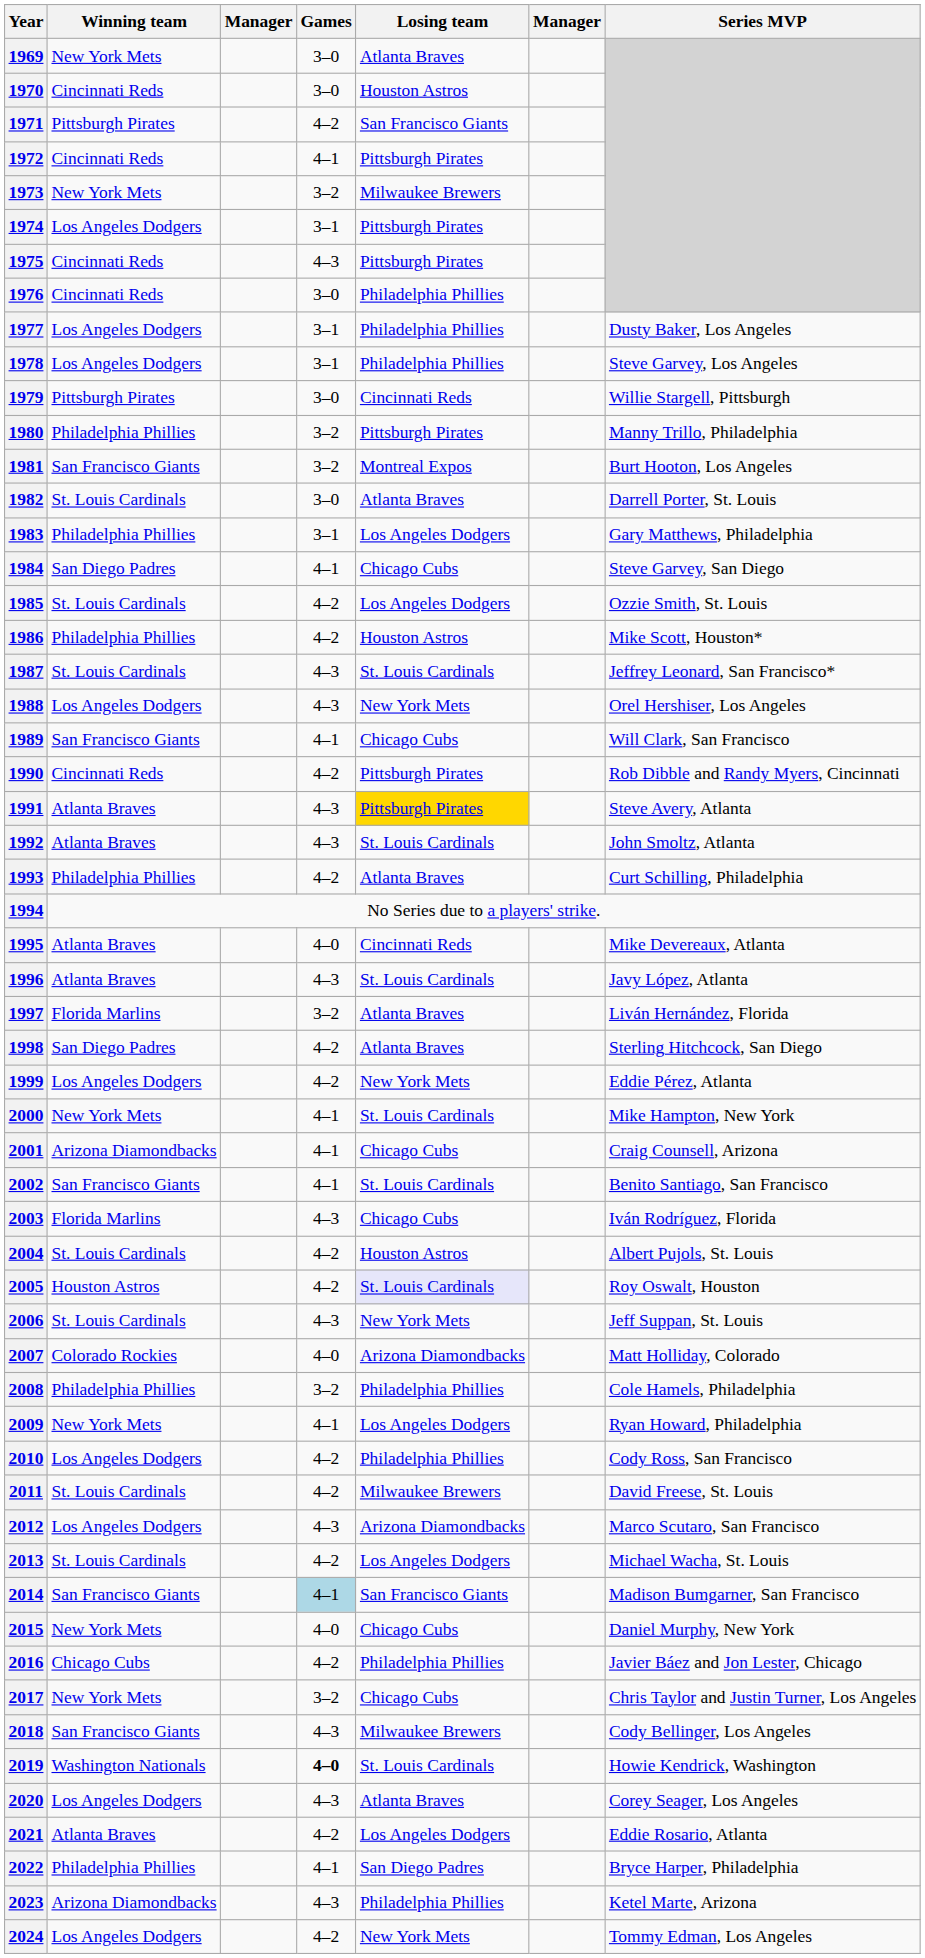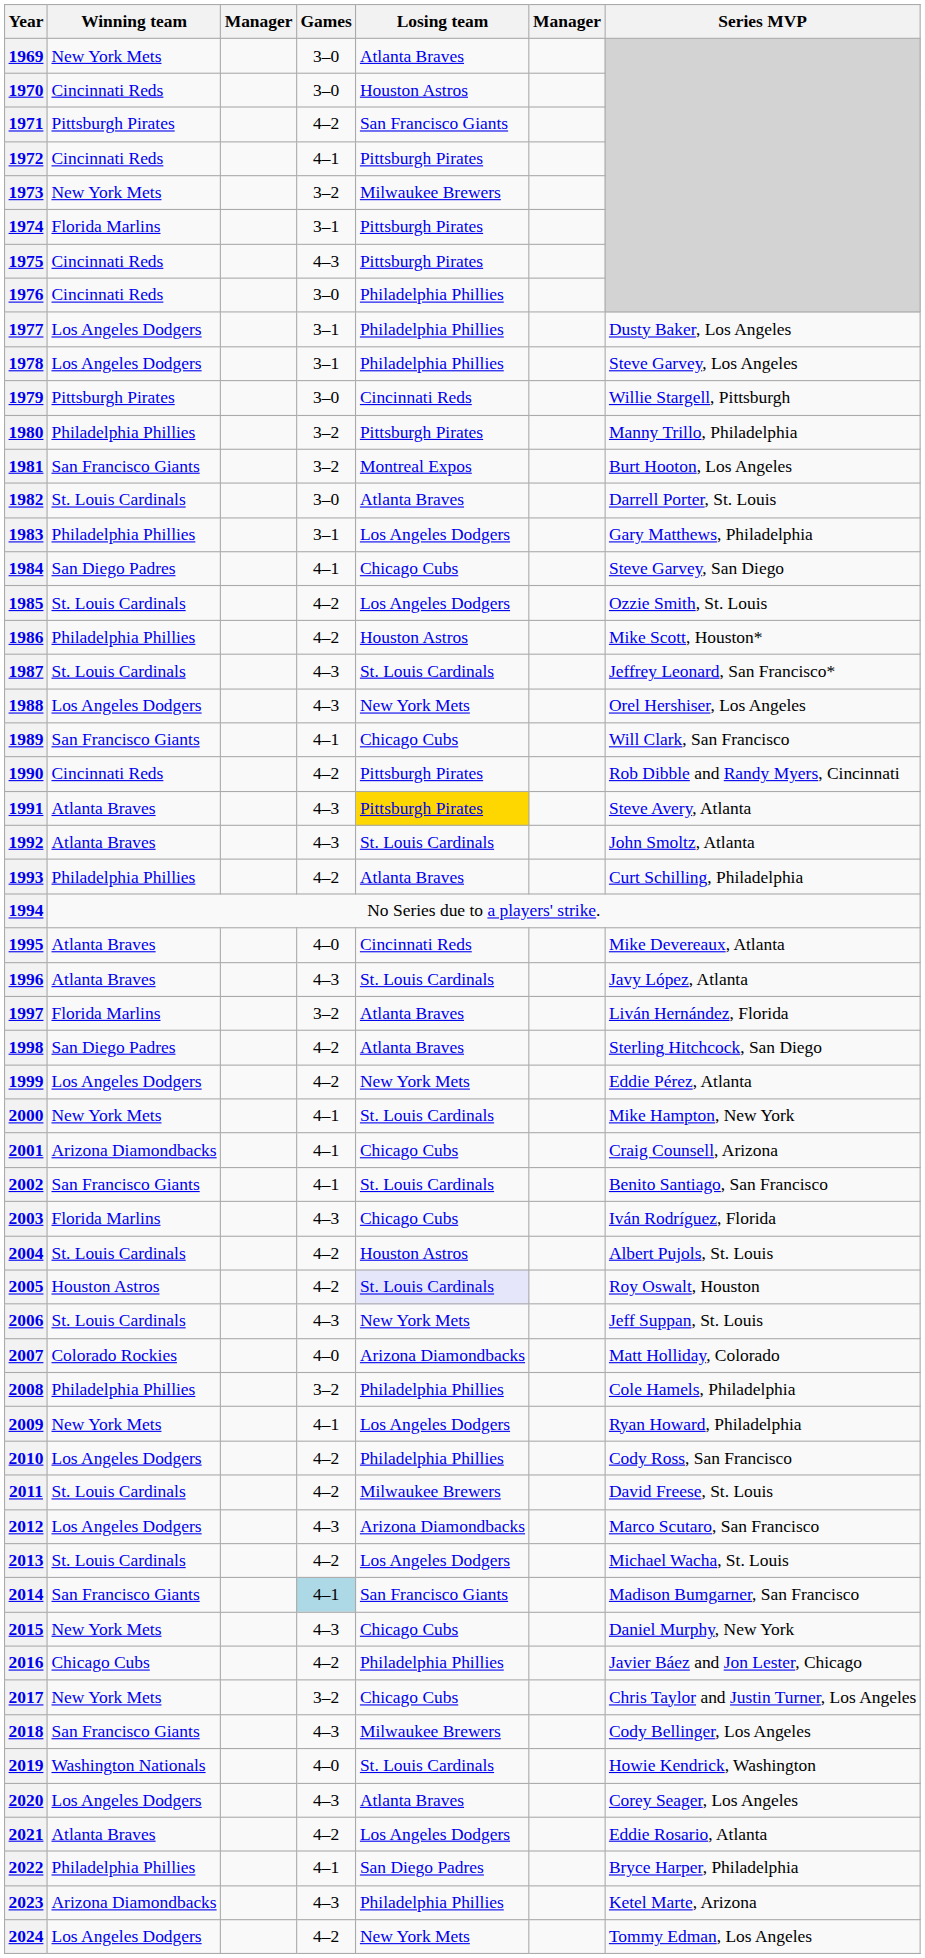(127, 226) Los Angeles Dodgers -> (106, 226) Florida Marlins
(326, 1628) 4–0 -> (326, 1628) 4–3
(326, 1765) bold -> (326, 1765) normal
